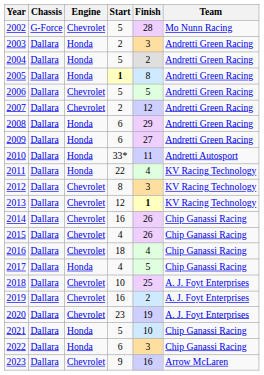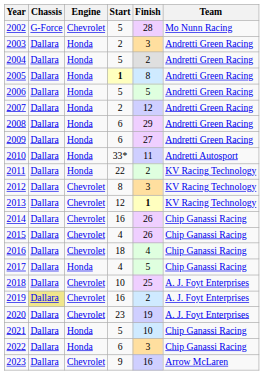(86, 92) Chevrolet -> (80, 92) Honda
(86, 108) Chevrolet -> (80, 108) Honda
(148, 171) 4 -> (148, 171) 2
(45, 299) no background -> (45, 299) khaki background
